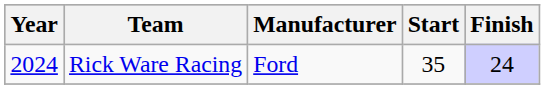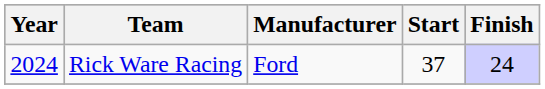(433, 63) 35 -> (433, 63) 37
